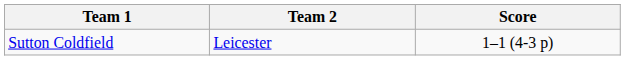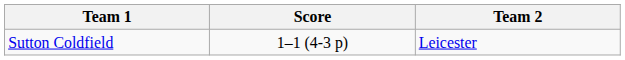columns swapped: (312, 17) <-> (518, 17)
